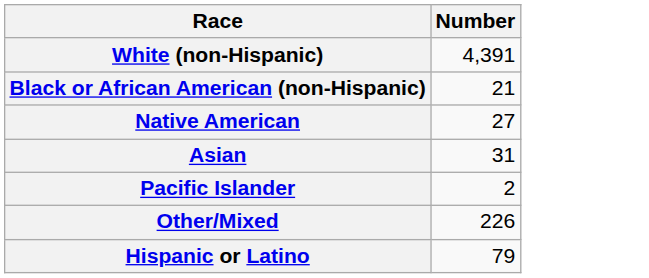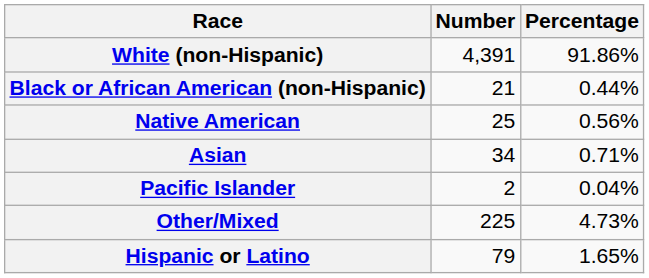+ column: (582, 21)
(504, 121) 27 -> (504, 121) 25
(504, 155) 31 -> (504, 155) 34
(498, 222) 226 -> (498, 222) 225
